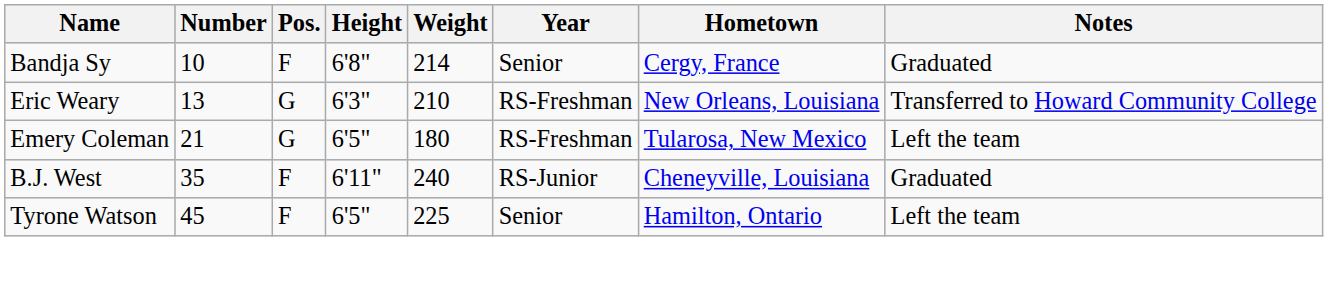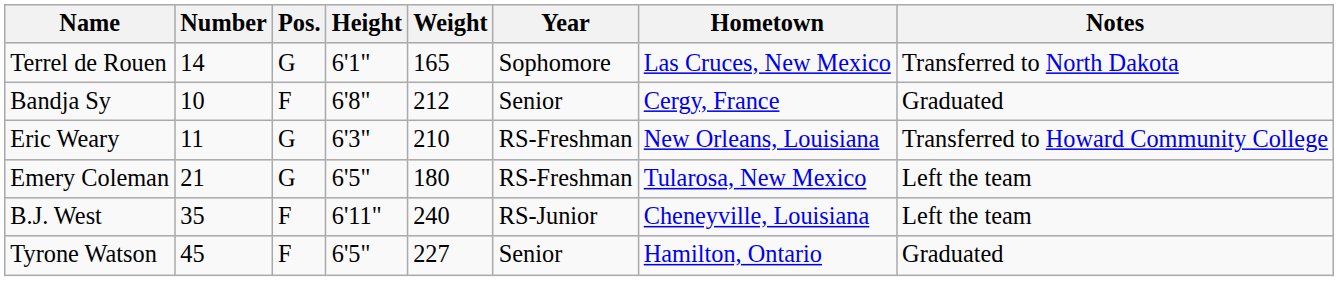+ row: (89, 62)
(431, 62) 214 -> (431, 100) 212
(192, 100) 13 -> (192, 139) 11
(941, 178) Graduated -> (967, 216) Left the team
(431, 216) 225 -> (431, 255) 227
(955, 216) Left the team -> (953, 255) Graduated
